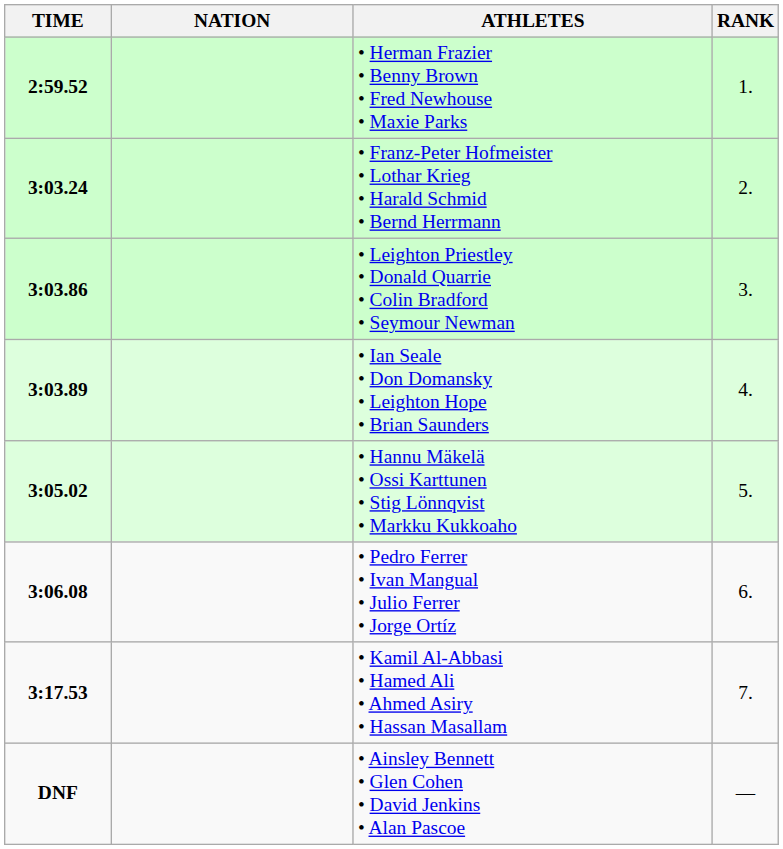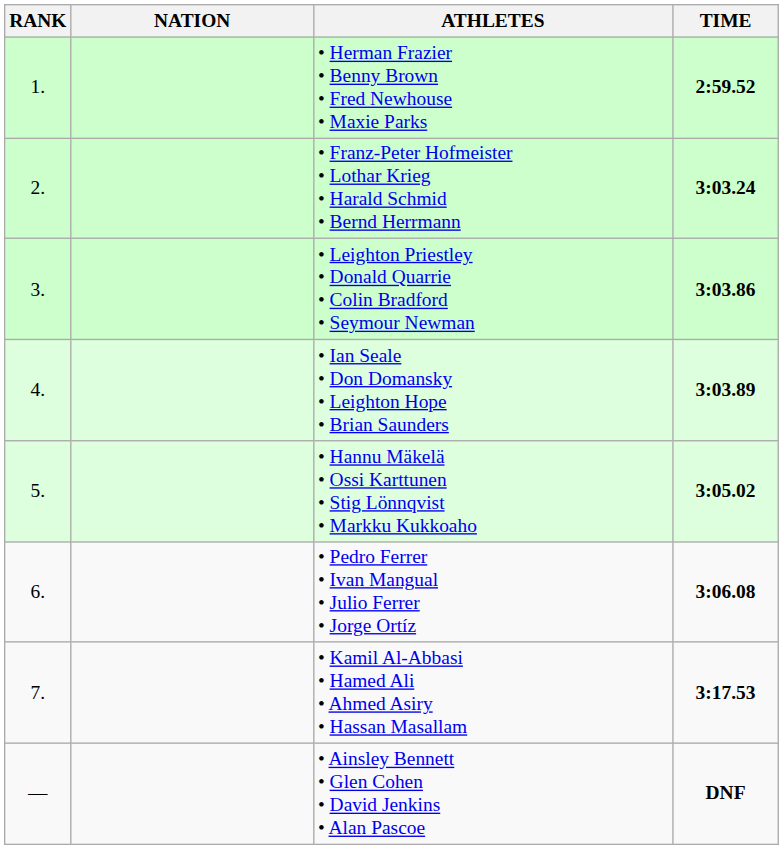columns swapped: (746, 20) <-> (58, 20)
